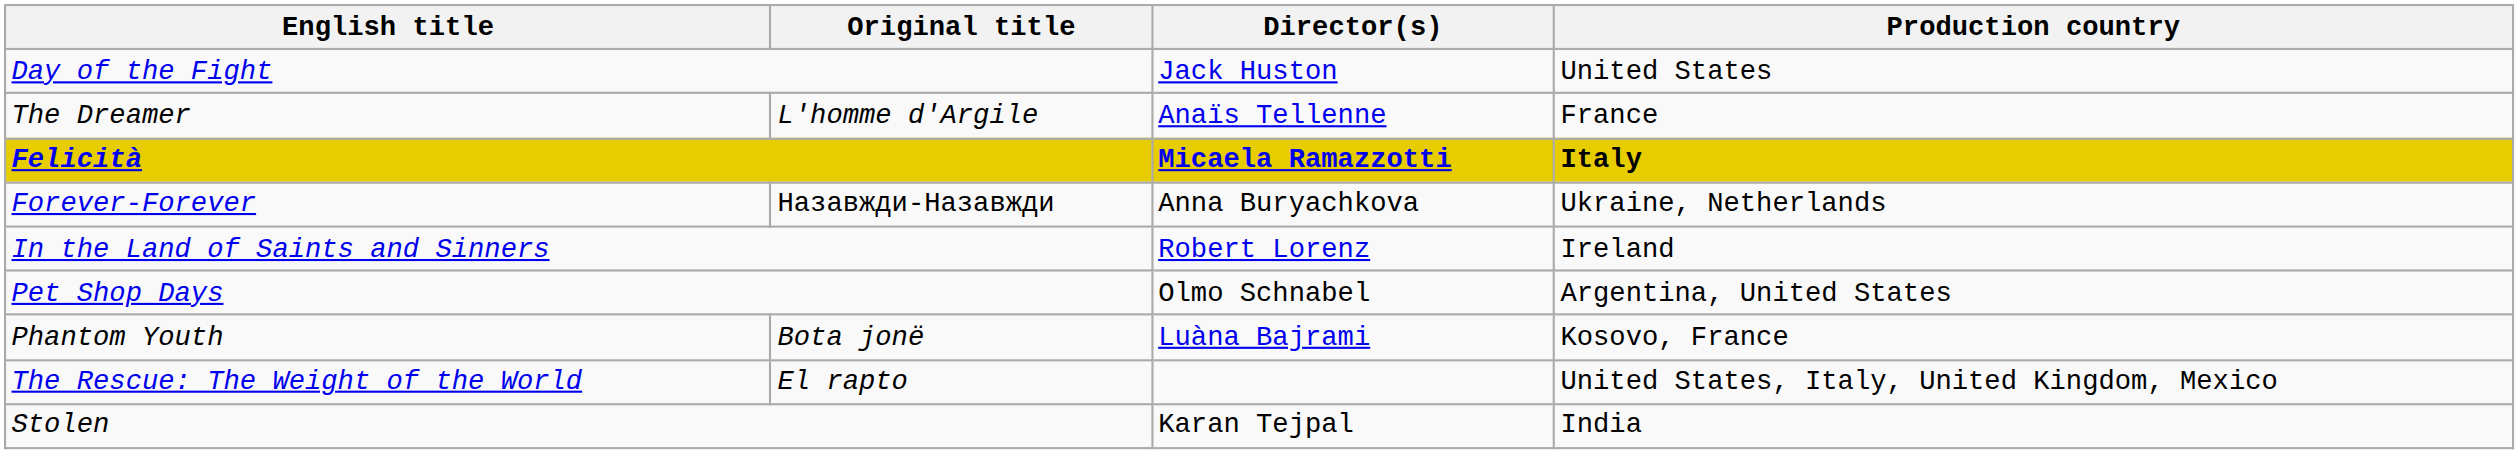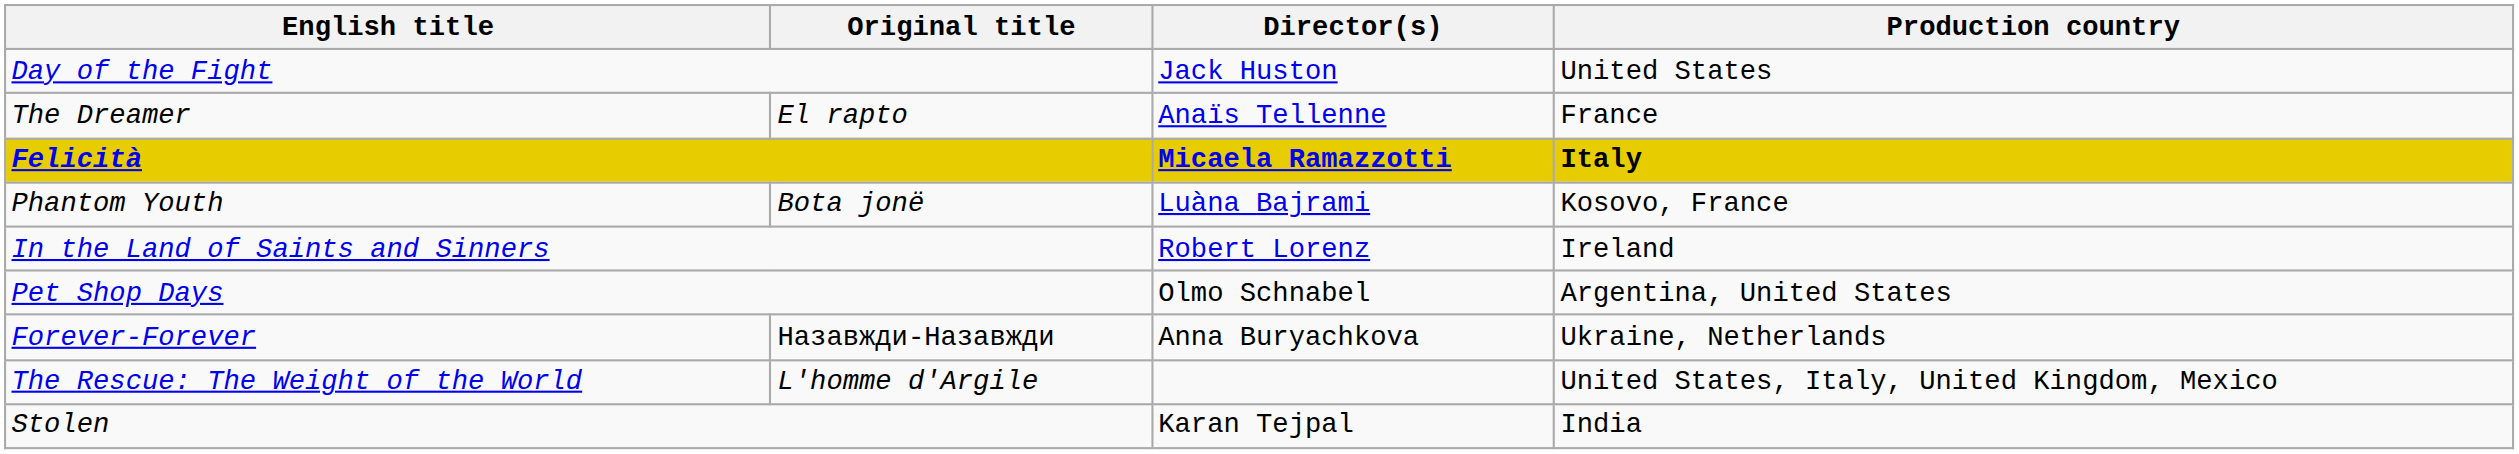(908, 116) L'homme d'Argile -> (843, 116) El rapto
rows swapped: (134, 204) <-> (117, 337)
(843, 381) El rapto -> (908, 381) L'homme d'Argile
